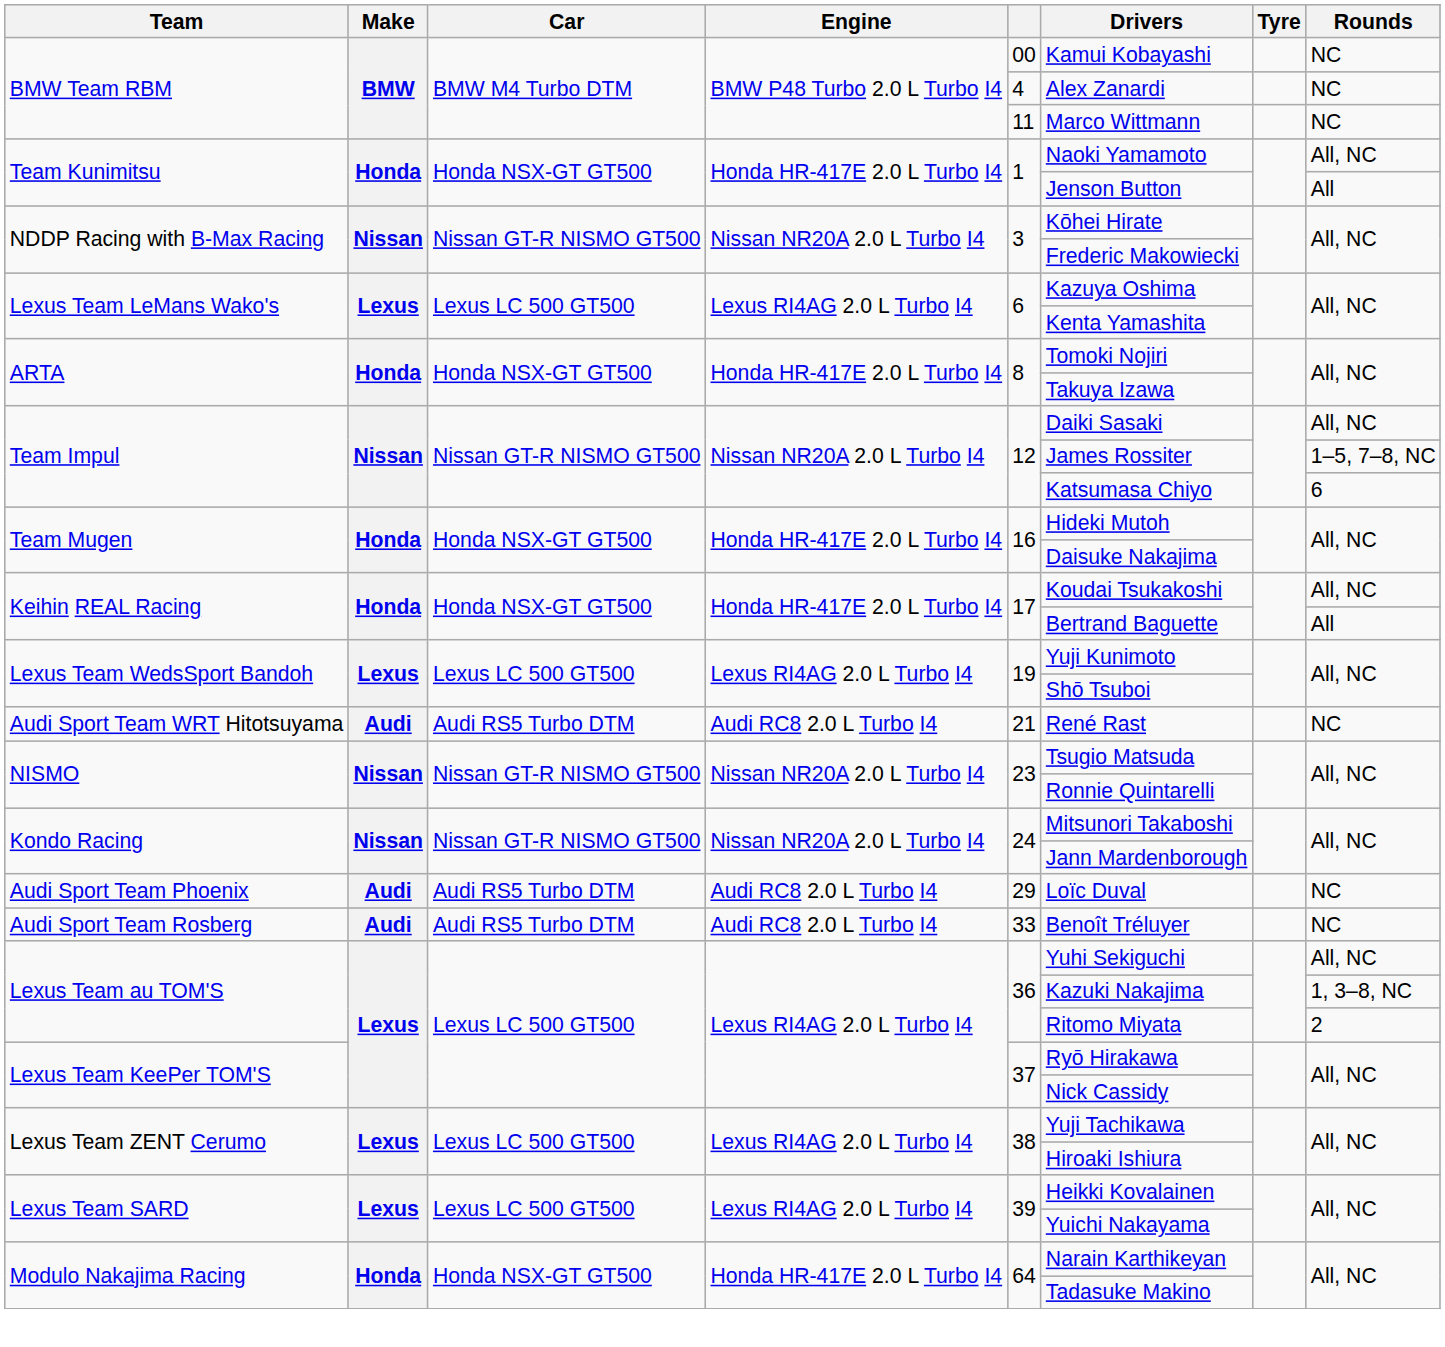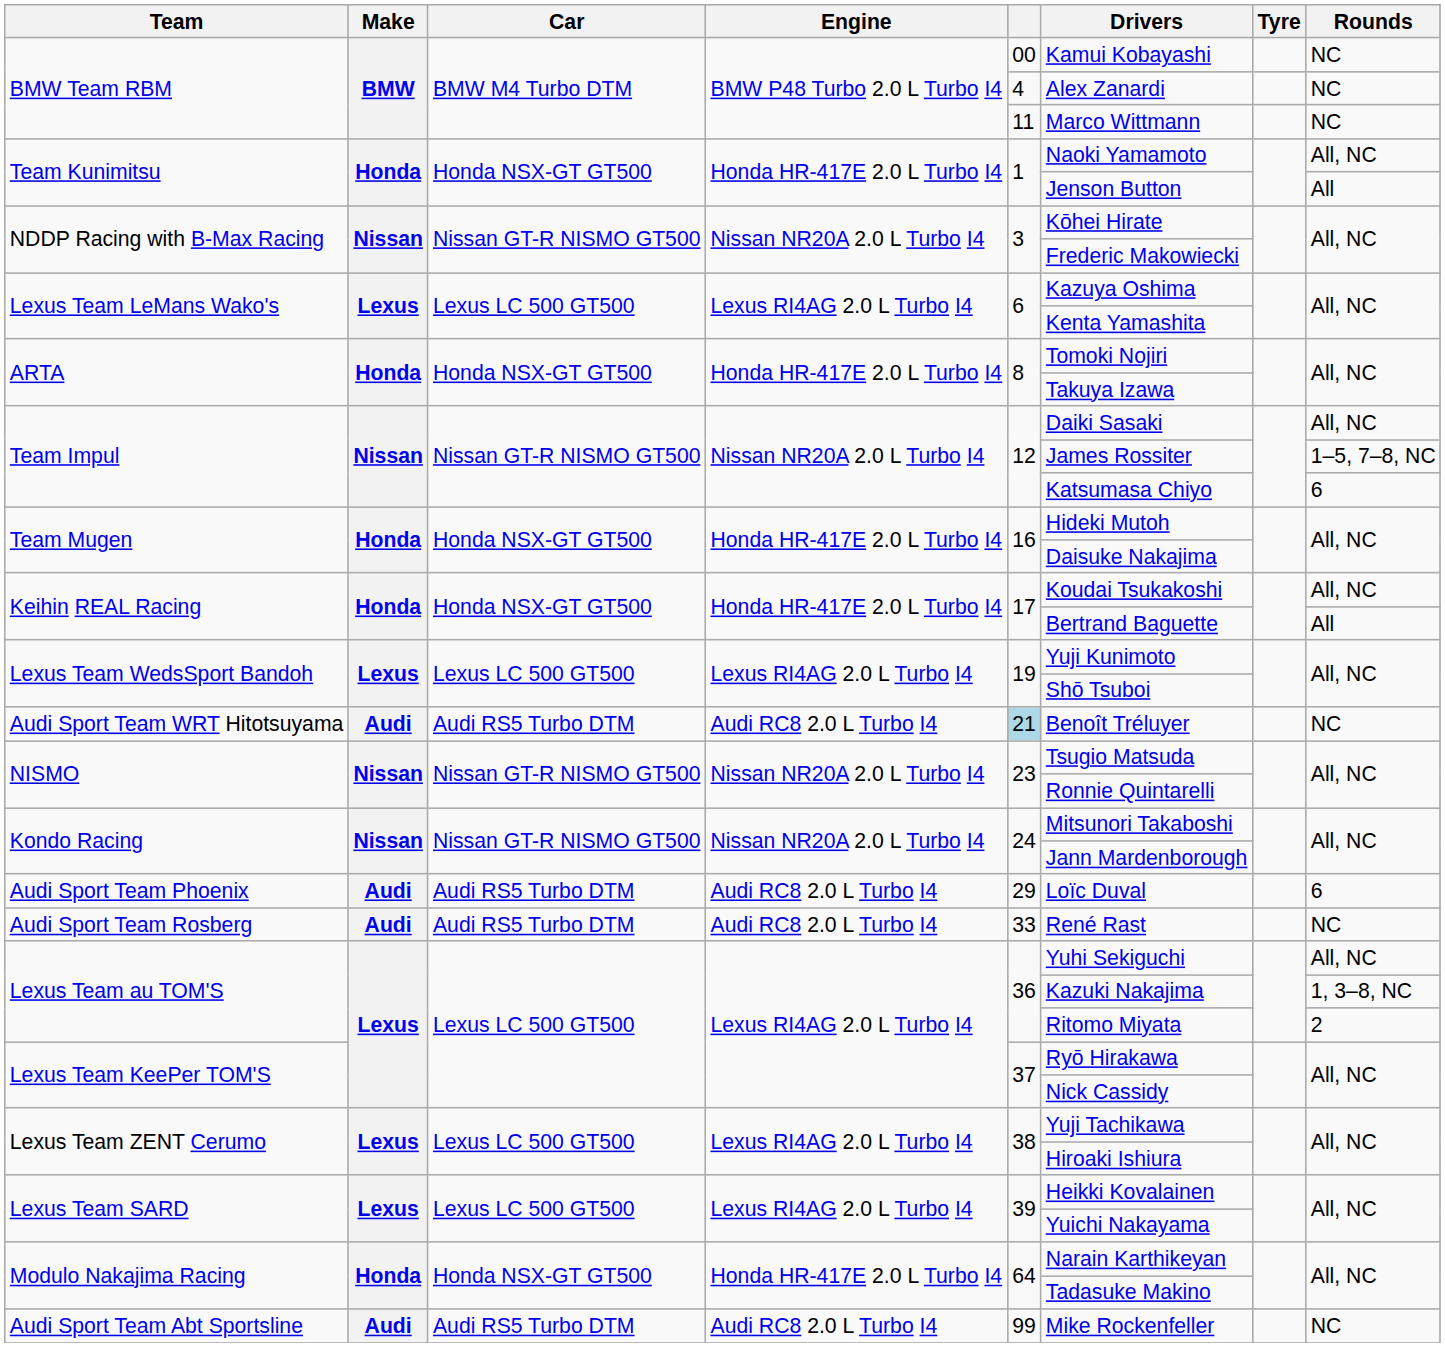(1024, 723) no background -> (1024, 723) lightblue background
(1096, 723) René Rast -> (1118, 723) Benoît Tréluyer
(1326, 891) NC -> (1317, 891) 6
(1118, 924) Benoît Tréluyer -> (1096, 924) René Rast
+ row: (156, 1325)
